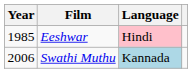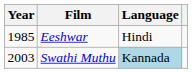(137, 36) pink background -> (137, 36) no background
(21, 57) 2006 -> (21, 57) 2003
